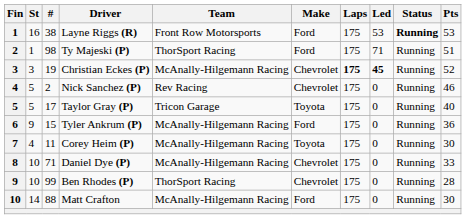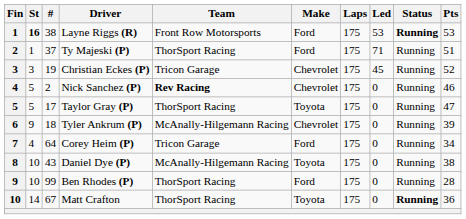(34, 32) normal -> (34, 32) bold
(51, 51) 98 -> (51, 51) 37
(222, 69) McAnally-Hilgemann Racing -> (187, 69) Tricon Garage
(352, 69) bold -> (352, 69) normal
(378, 69) bold -> (378, 69) normal
(181, 88) normal -> (182, 88) bold
(187, 106) Tricon Garage -> (195, 106) ThorSport Racing
(449, 106) 40 -> (449, 106) 47
(51, 125) 15 -> (51, 125) 18
(304, 125) Ford -> (316, 125) Chevrolet
(449, 125) 36 -> (449, 125) 39
(50, 143) 11 -> (51, 143) 64
(222, 143) McAnally-Hilgemann Racing -> (187, 143) Tricon Garage
(309, 143) Toyota -> (304, 143) Ford
(449, 143) 30 -> (449, 143) 34
(51, 162) 71 -> (51, 162) 43
(316, 162) Chevrolet -> (309, 162) Toyota
(449, 162) 33 -> (449, 162) 38
(316, 180) Chevrolet -> (304, 180) Ford
(51, 199) 88 -> (51, 199) 67
(222, 199) McAnally-Hilgemann Racing -> (195, 199) ThorSport Racing
(304, 199) Ford -> (309, 199) Toyota
(416, 199) normal -> (417, 199) bold
(449, 199) 30 -> (449, 199) 36
